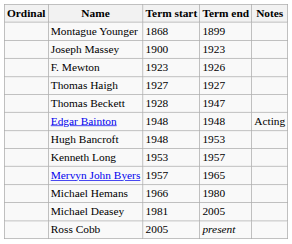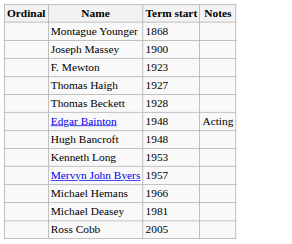- column: (226, 13)
